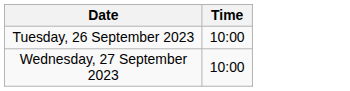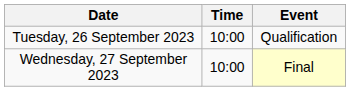+ column: (299, 15)
